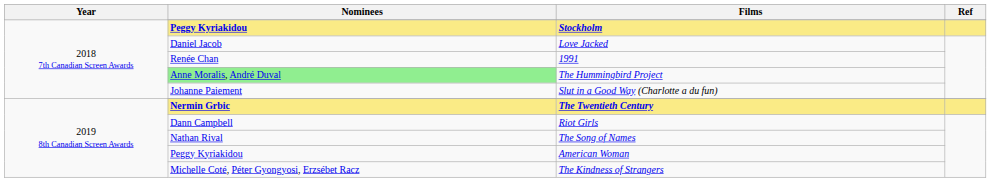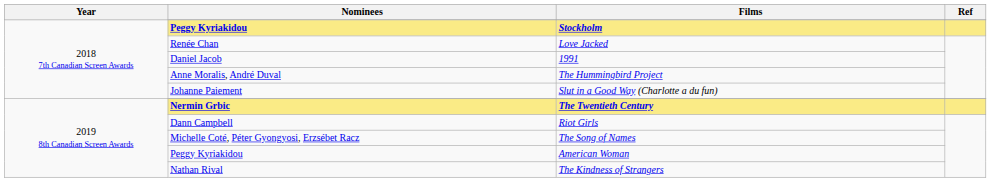(196, 43) Daniel Jacob -> (194, 43) Renée Chan
(194, 59) Renée Chan -> (196, 59) Daniel Jacob
(226, 75) lightgreen background -> (226, 75) no background
(196, 138) Nathan Rival -> (265, 138) Michelle Coté, Péter Gyongyosi, Erzsébet Racz
(265, 169) Michelle Coté, Péter Gyongyosi, Erzsébet Racz -> (196, 169) Nathan Rival
